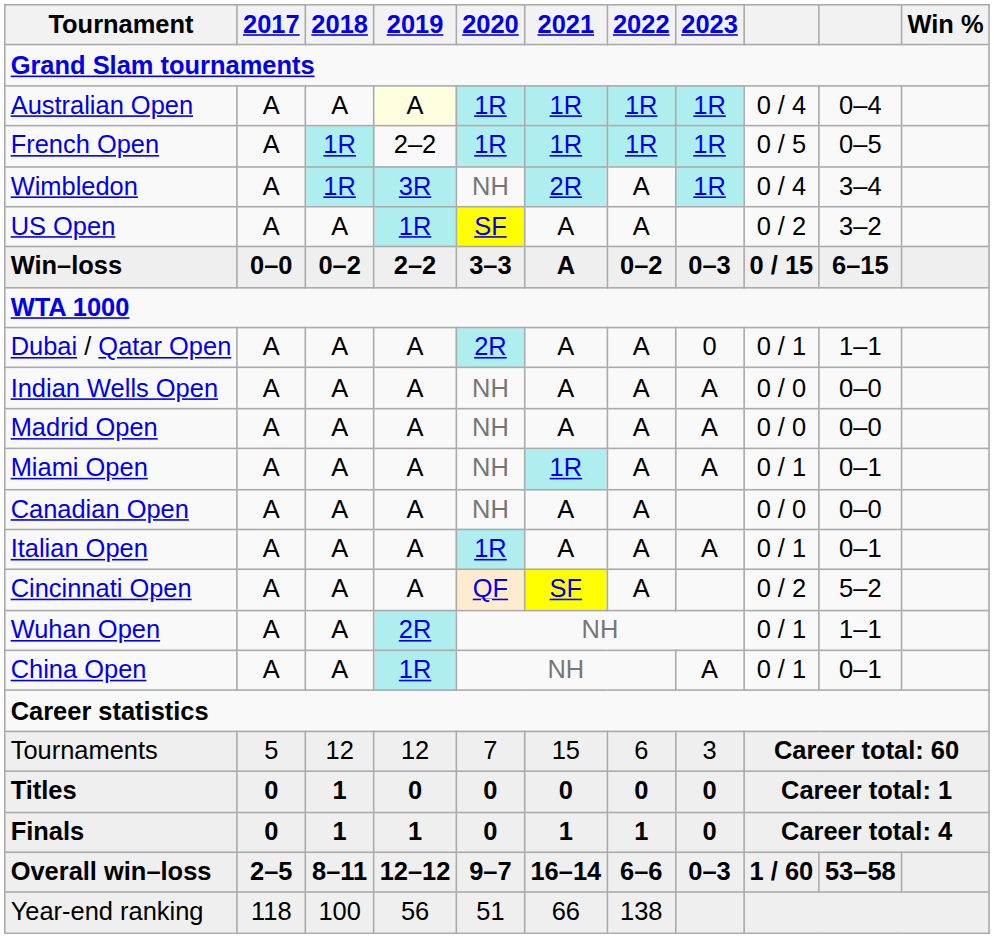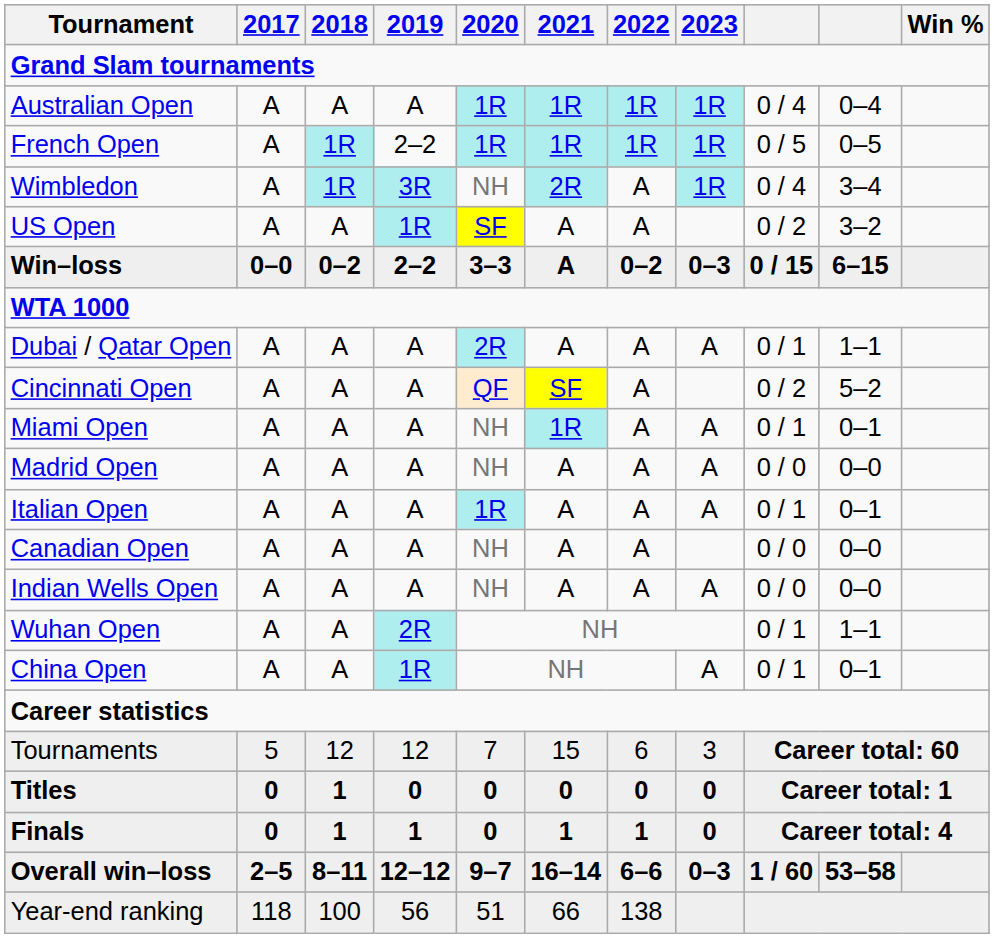(415, 105) lightyellow background -> (415, 105) no background
(710, 347) 0 -> (710, 347) A
rows swapped: (114, 387) <-> (101, 589)
rows swapped: (79, 468) <-> (84, 428)
rows swapped: (79, 549) <-> (100, 508)
